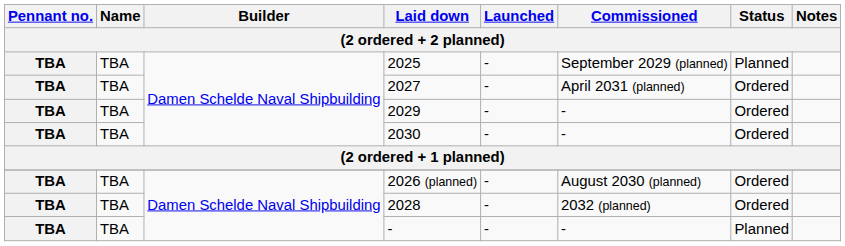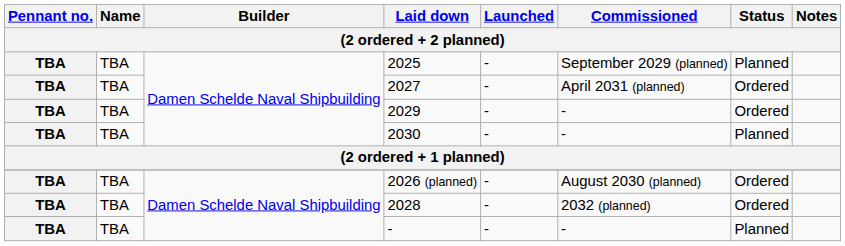(762, 134) Ordered -> (762, 134) Planned
